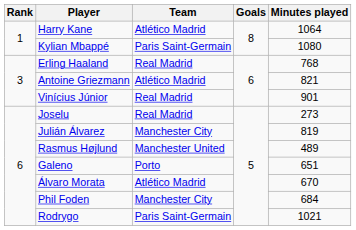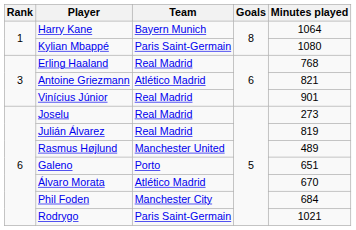(170, 30) Atlético Madrid -> (170, 30) Bayern Munich
(173, 132) Manchester City -> (164, 132) Real Madrid
